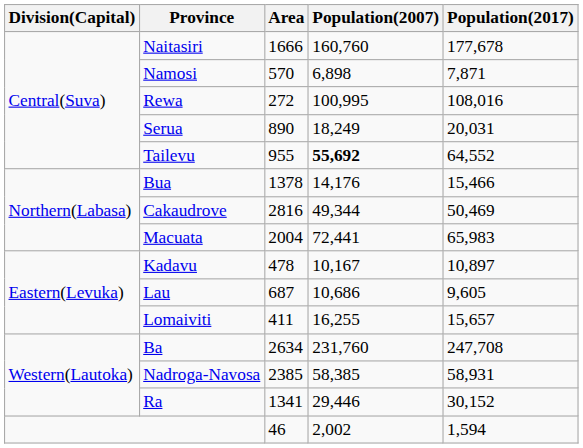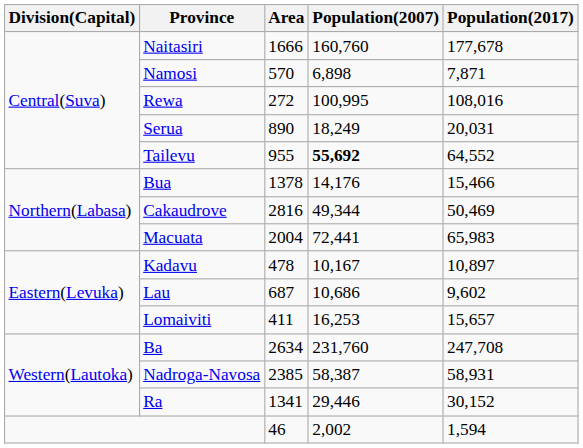(467, 292) 9,605 -> (467, 292) 9,602
(336, 319) 16,255 -> (336, 319) 16,253
(336, 374) 58,385 -> (336, 374) 58,387
